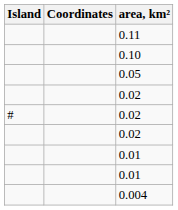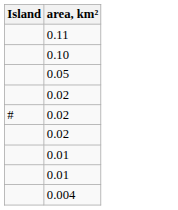- column: (80, 14)
